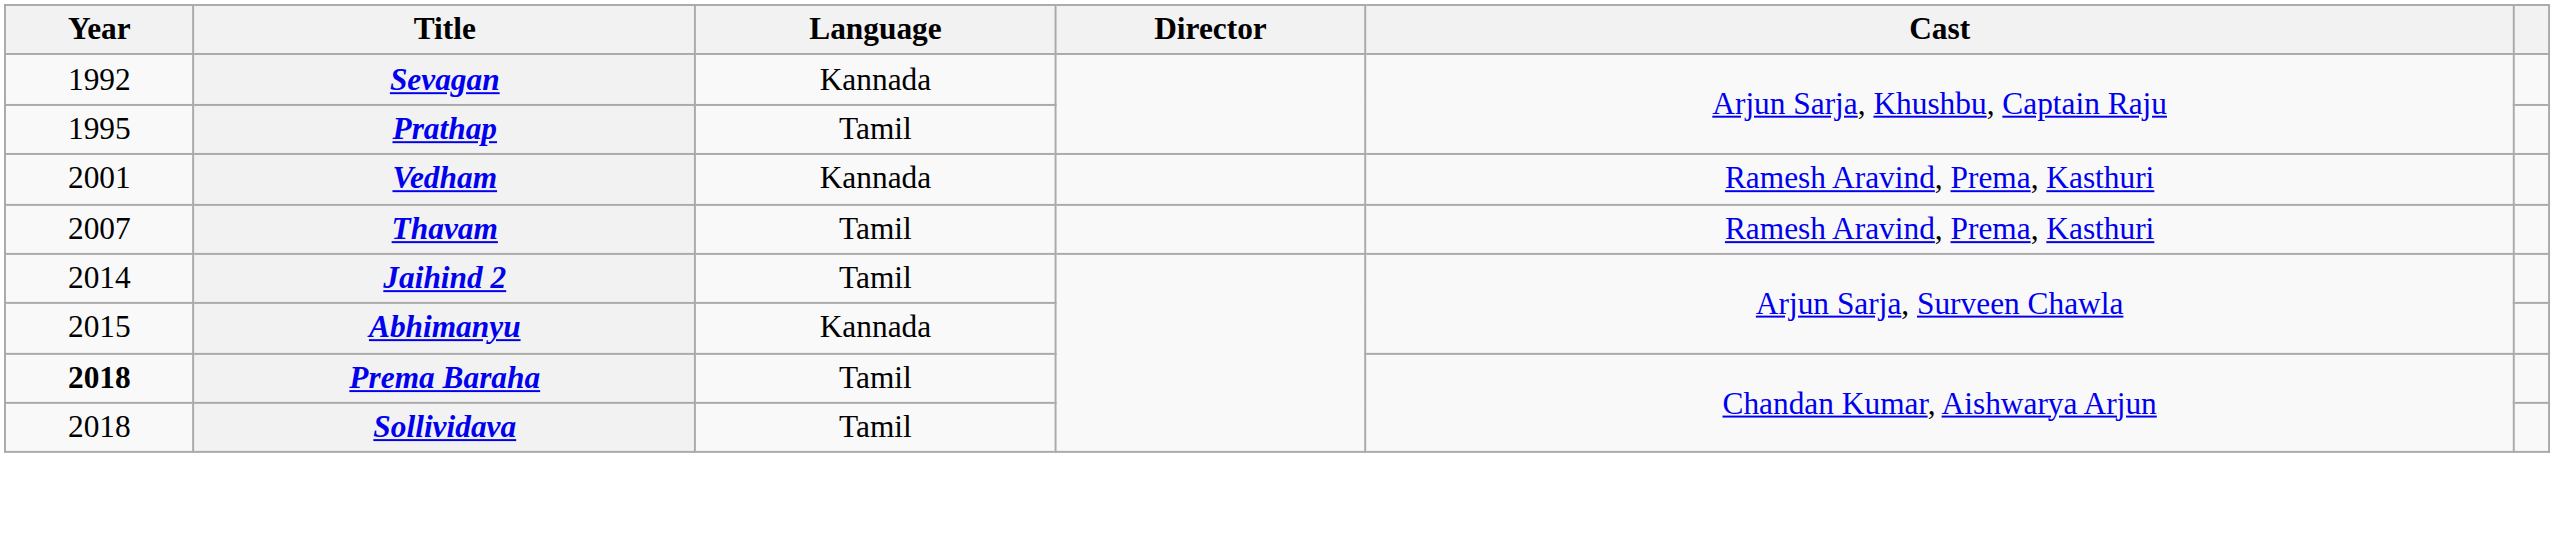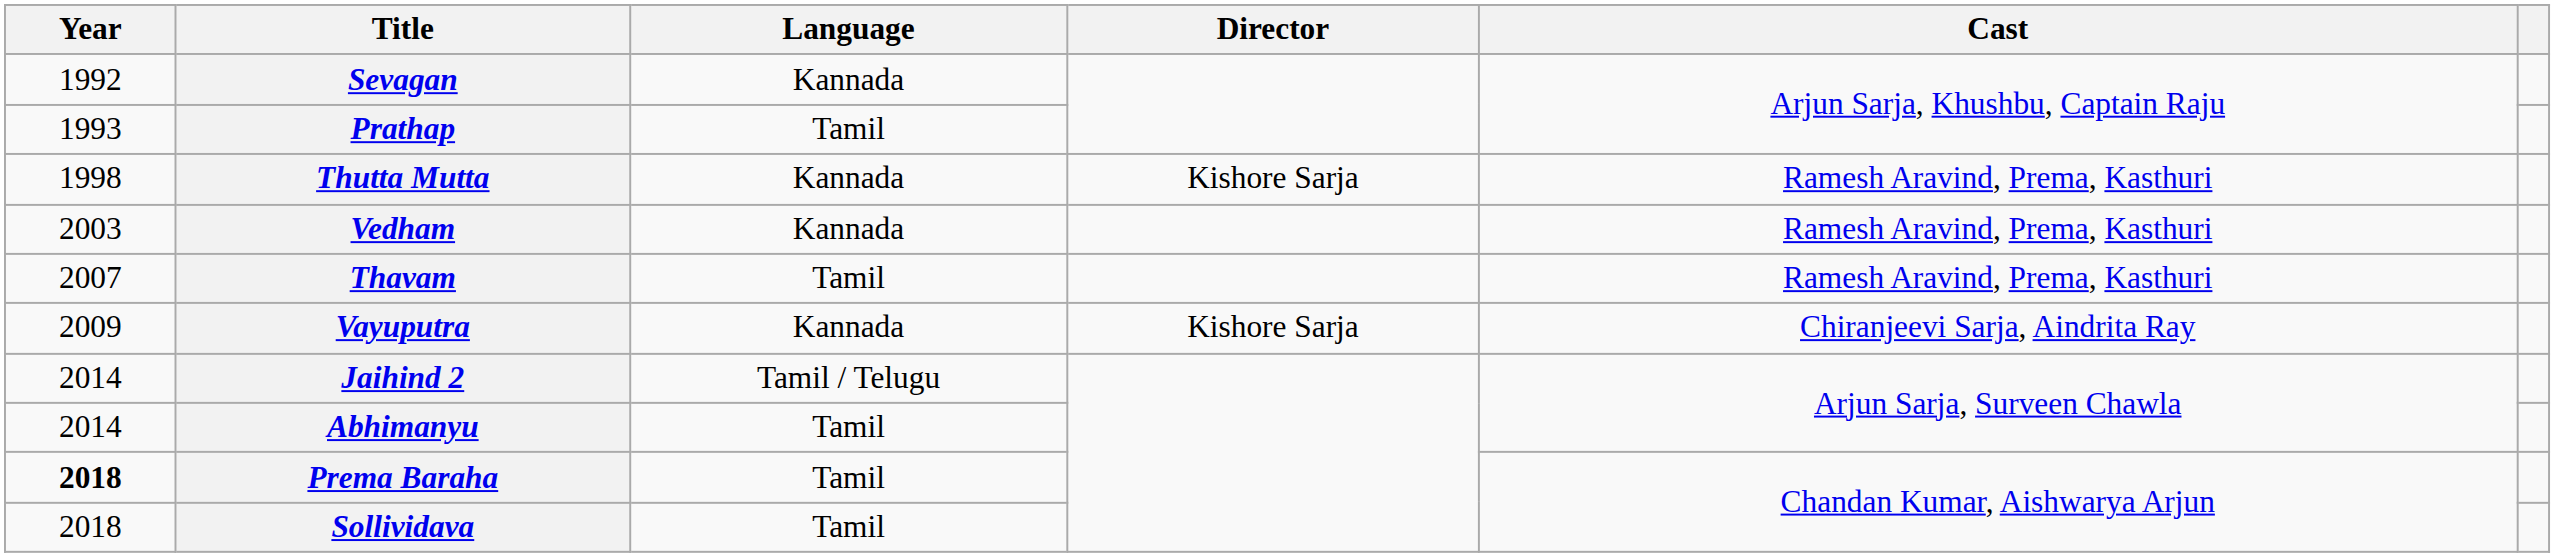(99, 128) 1995 -> (90, 128) 1993
+ row: (403, 178)
(99, 178) 2001 -> (90, 228) 2003
+ row: (403, 327)
(875, 278) Tamil -> (848, 377) Tamil / Telugu
(99, 327) 2015 -> (90, 427) 2014
(875, 327) Kannada -> (849, 427) Tamil
